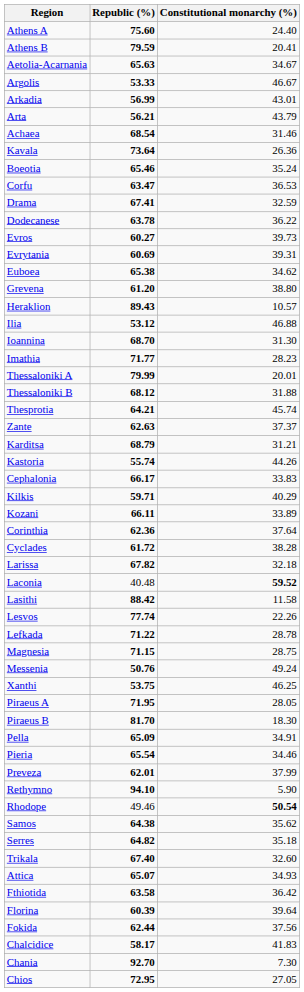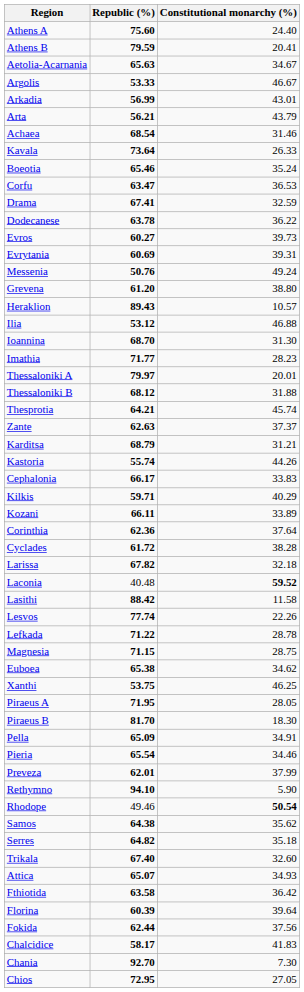(285, 151) 26.36 -> (285, 151) 26.33
rows swapped: (23, 271) <-> (27, 668)
(143, 375) 79.99 -> (143, 375) 79.97
